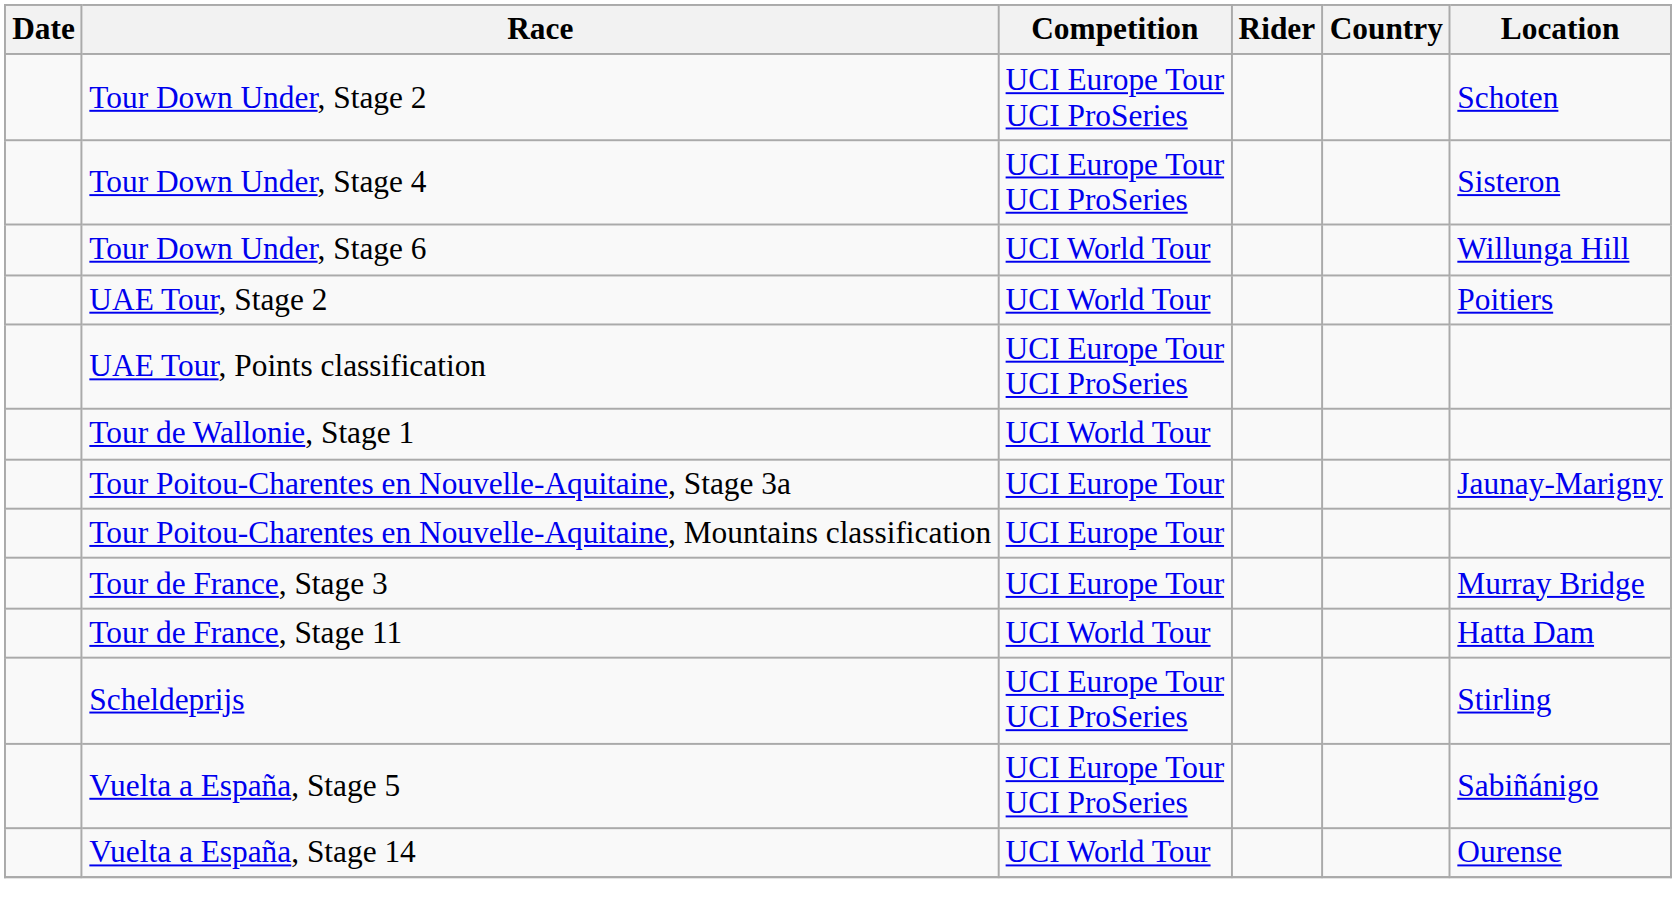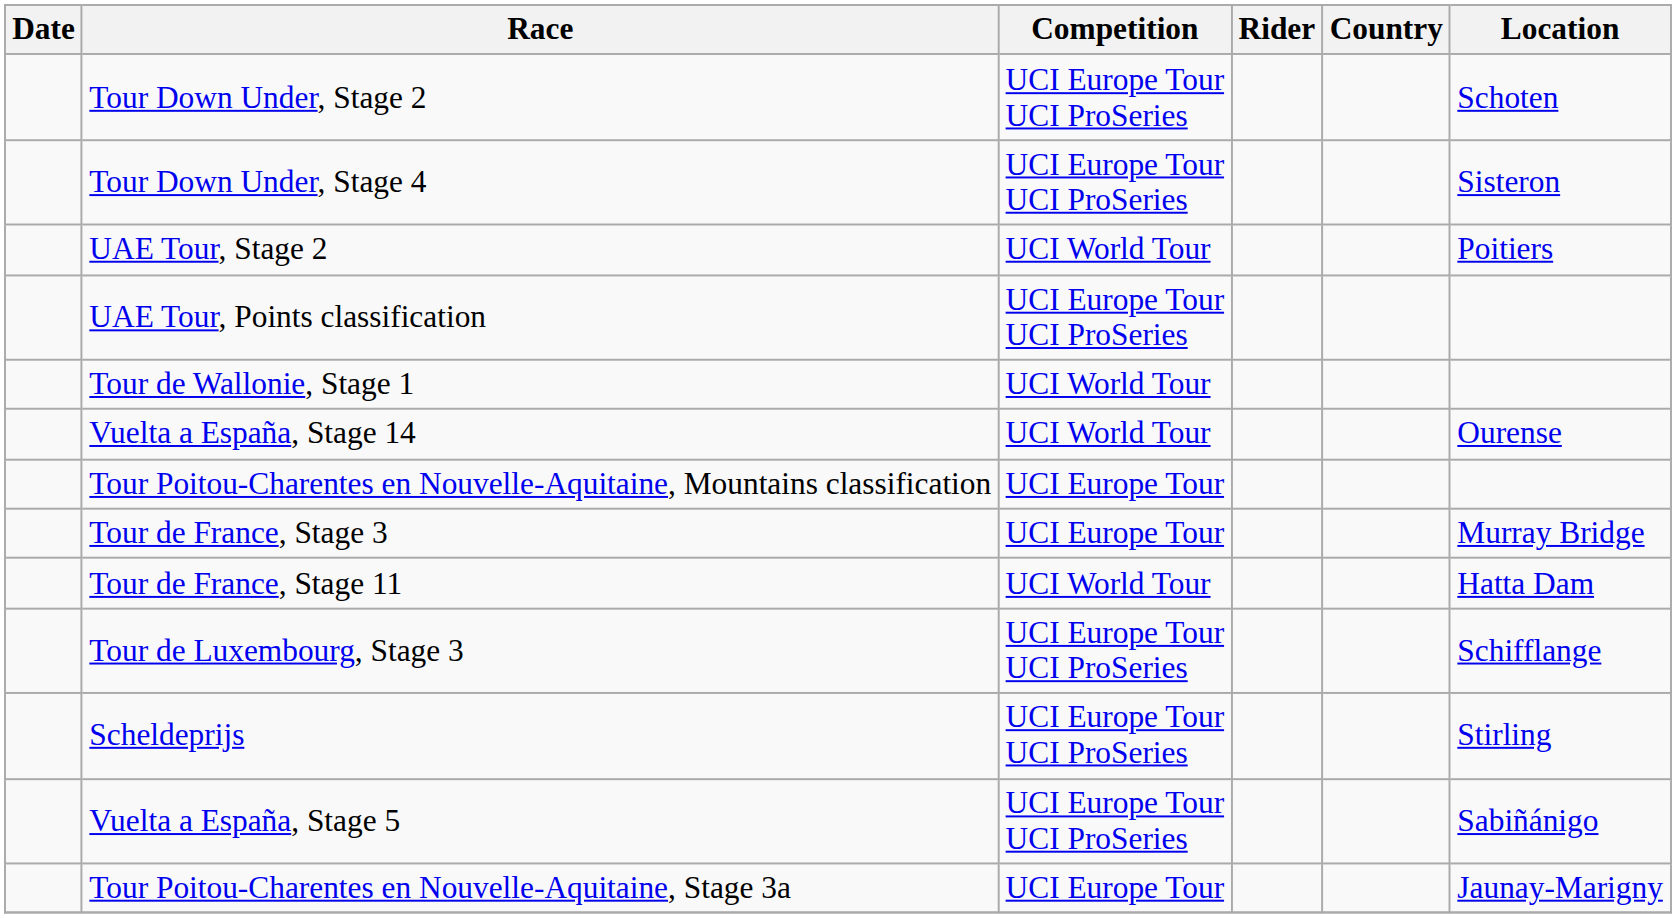- row: (258, 249)
rows swapped: (440, 483) <-> (253, 852)
+ row: (277, 650)
